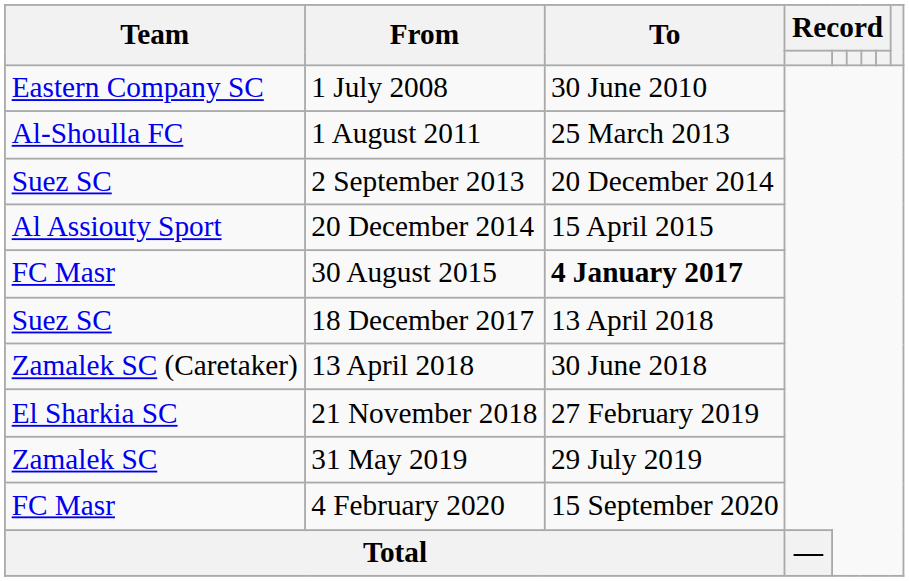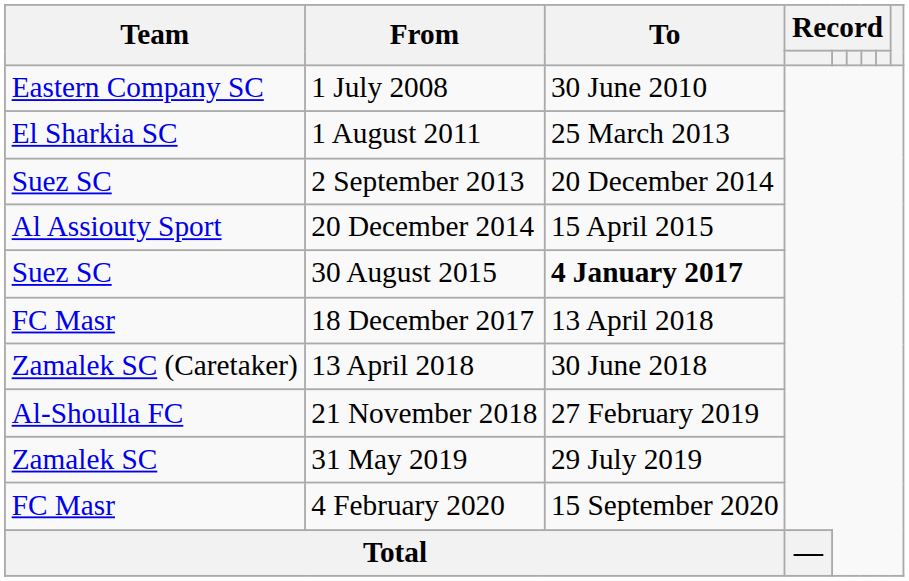(97, 134) Al-Shoulla FC -> (95, 134) El Sharkia SC
(63, 273) FC Masr -> (62, 273) Suez SC
(62, 319) Suez SC -> (63, 319) FC Masr
(95, 412) El Sharkia SC -> (97, 412) Al-Shoulla FC
